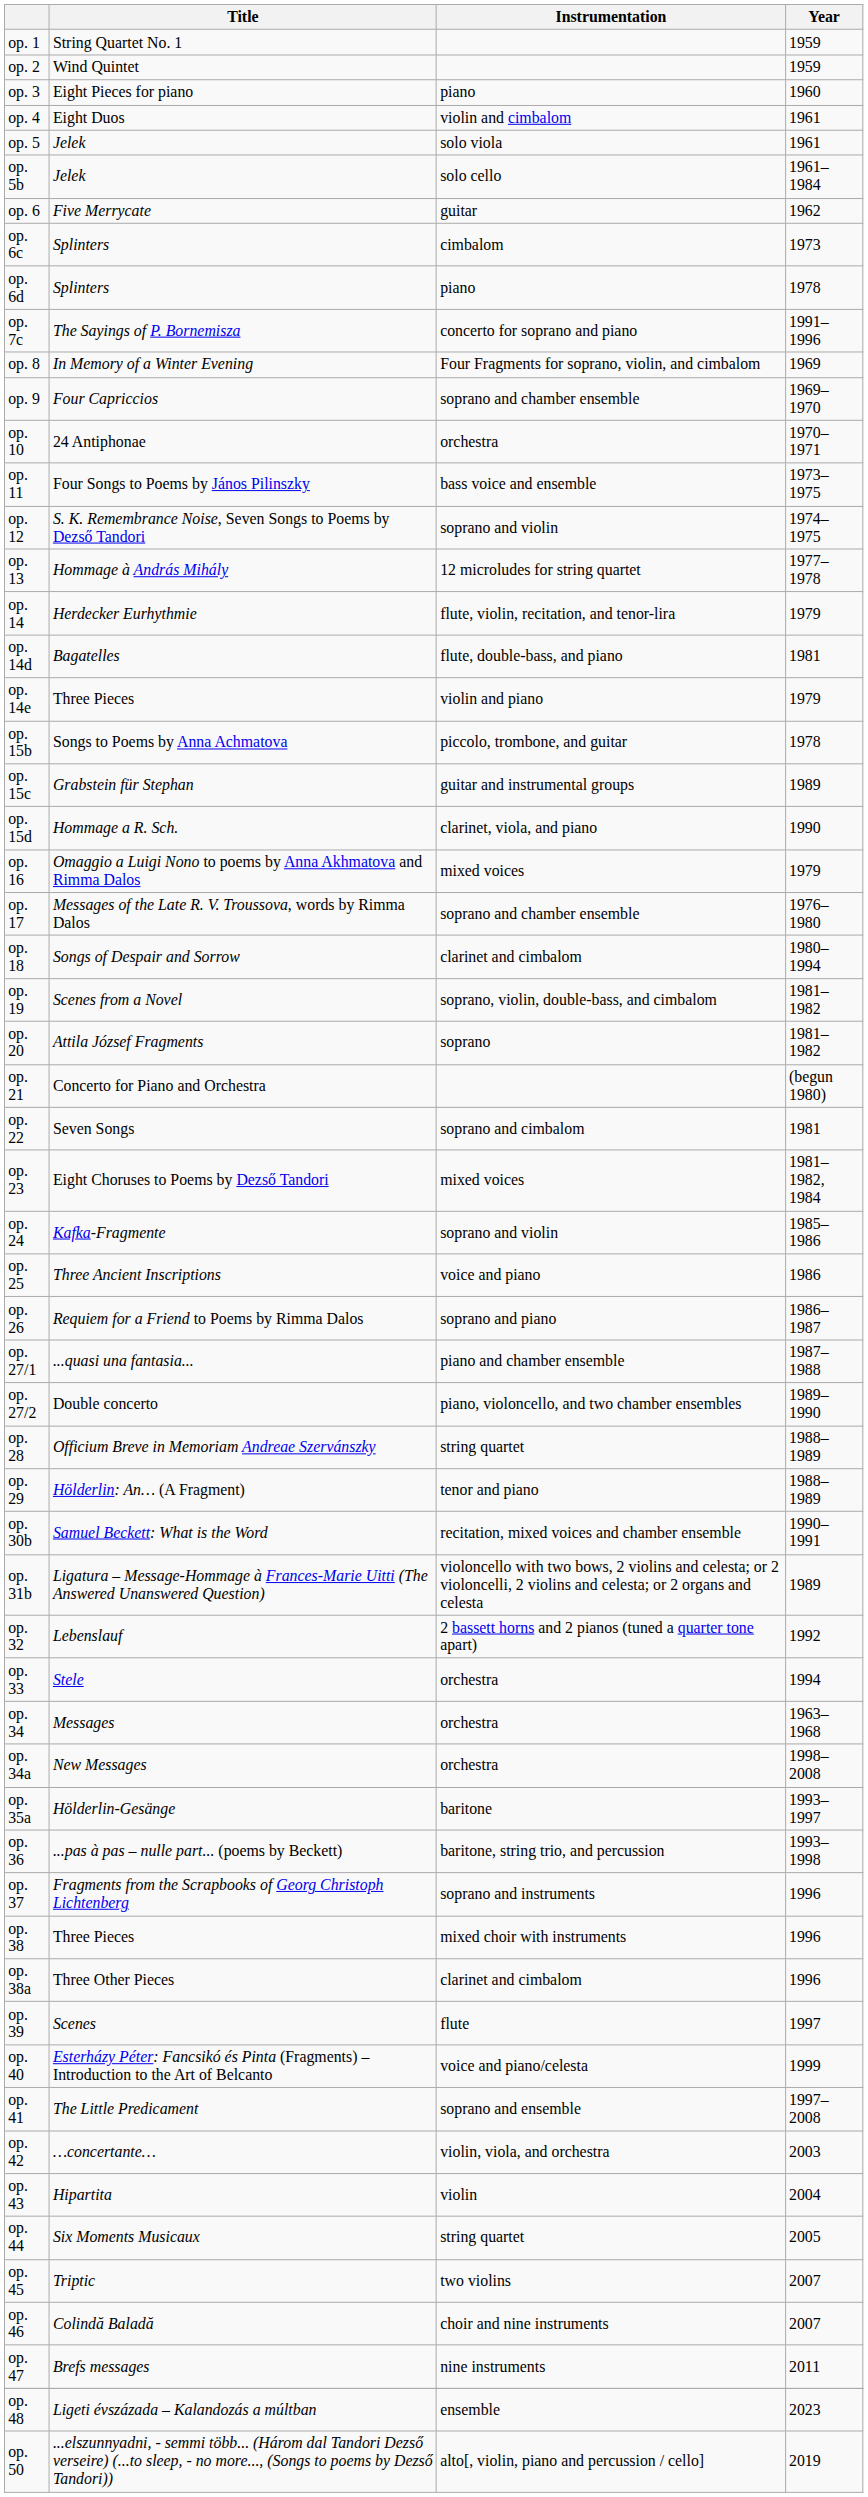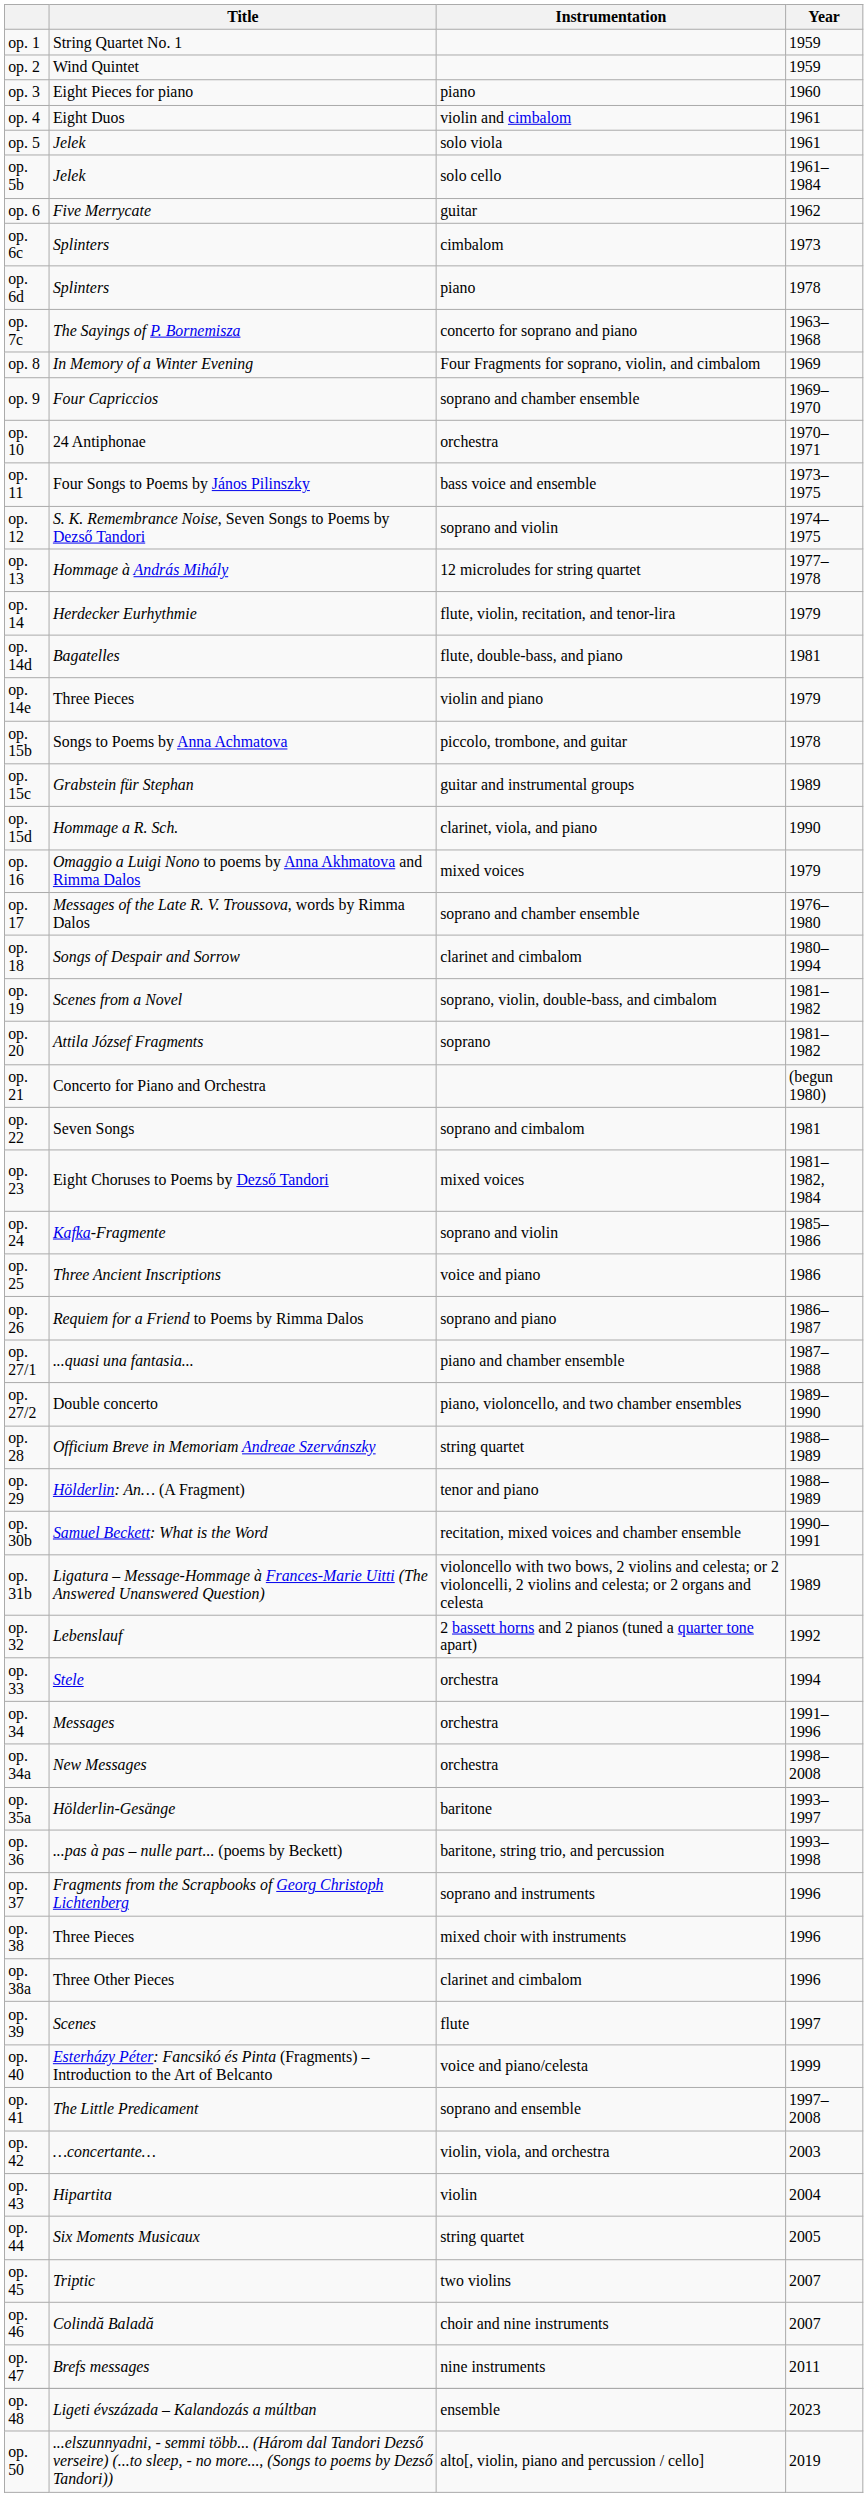(809, 330) 1991–1996 -> (809, 330) 1963–1968
(809, 1722) 1963–1968 -> (809, 1722) 1991–1996
